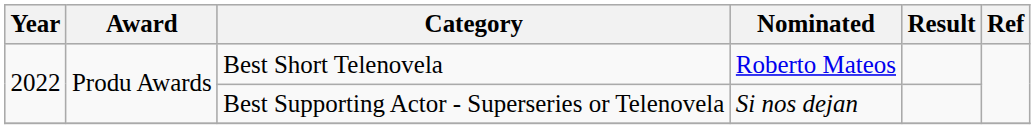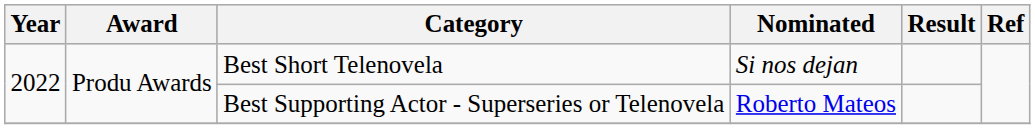(816, 63) Roberto Mateos -> (797, 63) Si nos dejan
(797, 103) Si nos dejan -> (816, 103) Roberto Mateos
